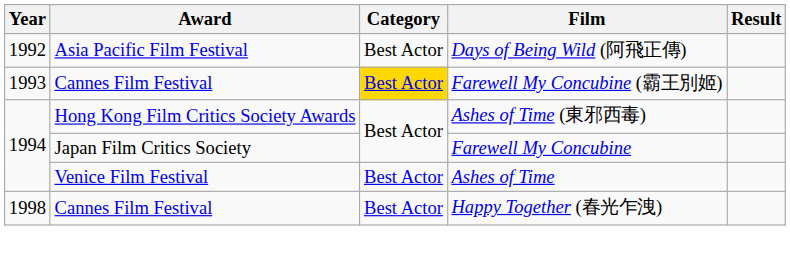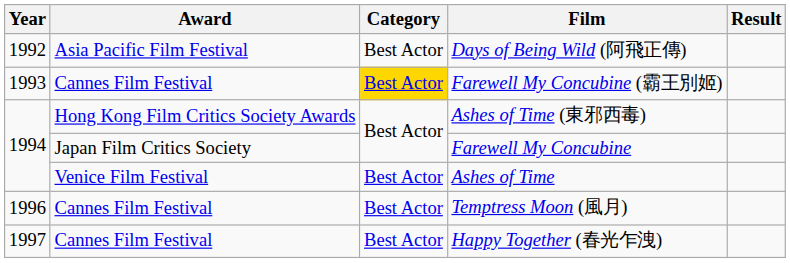+ row: (539, 207)
(27, 208) 1998 -> (27, 240) 1997
